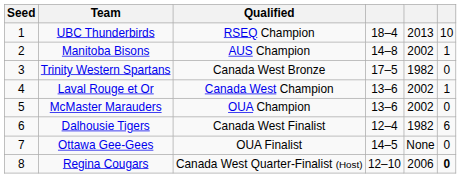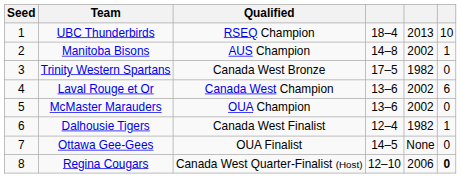(447, 88) 1 -> (447, 88) 6
(447, 126) 6 -> (447, 126) 1
